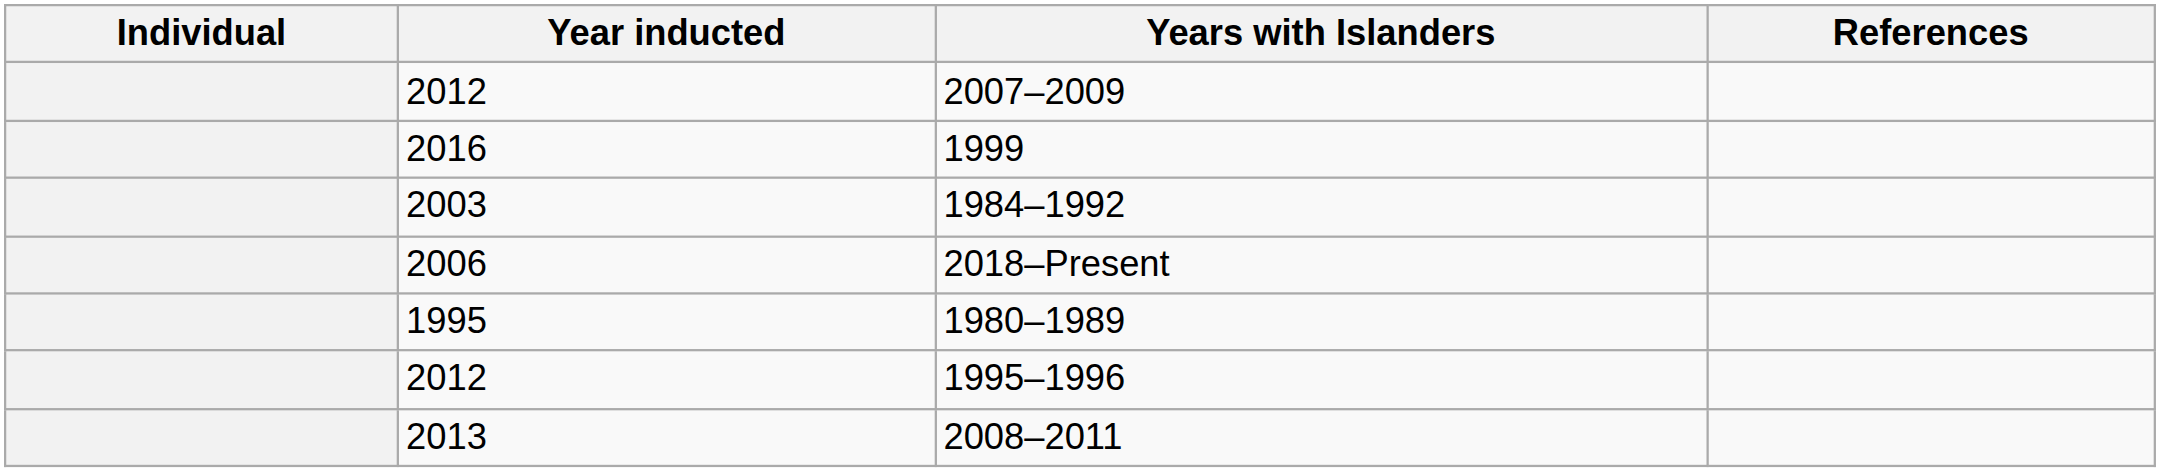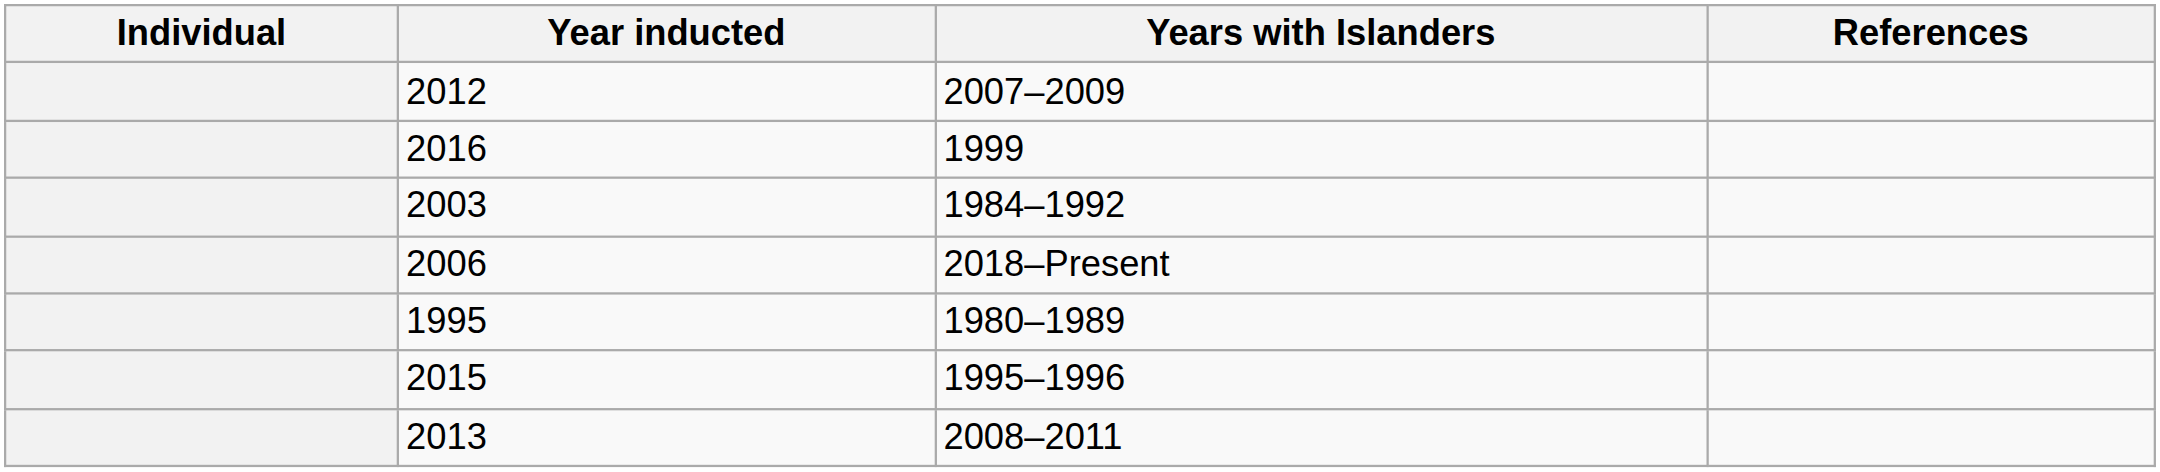(447, 378) 2012 -> (447, 378) 2015
